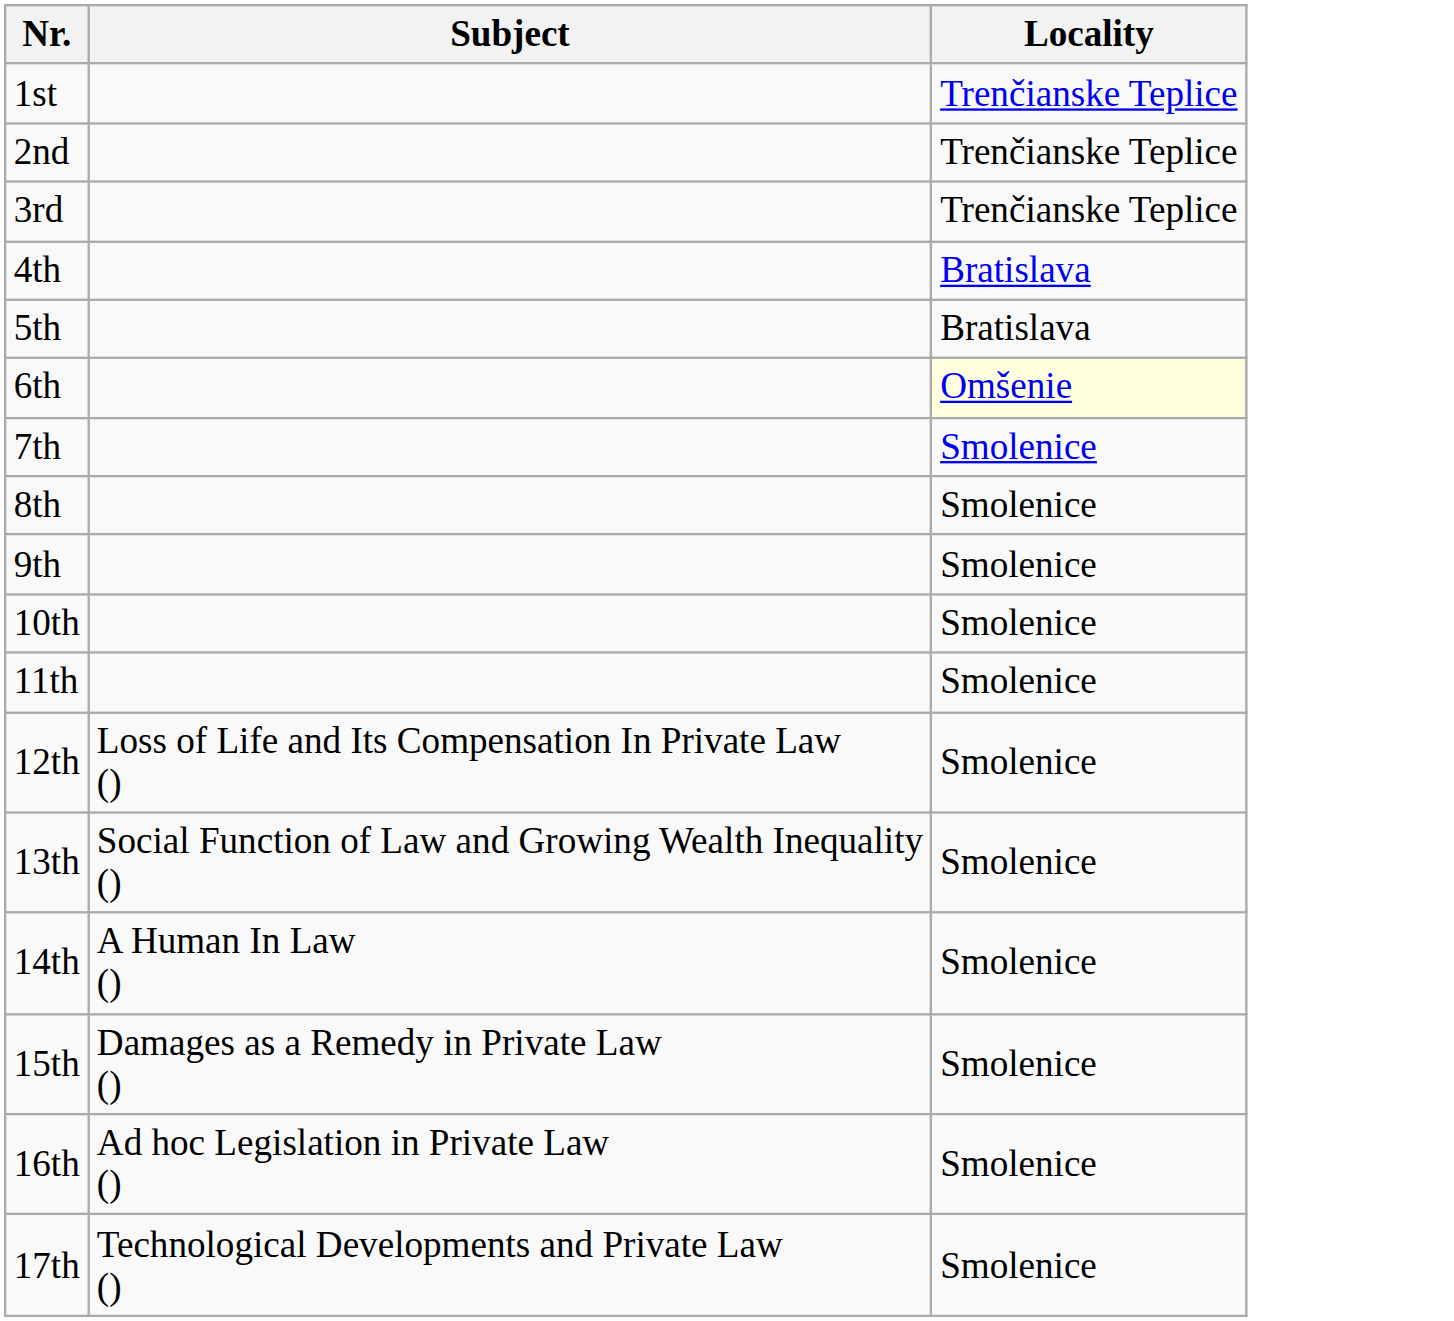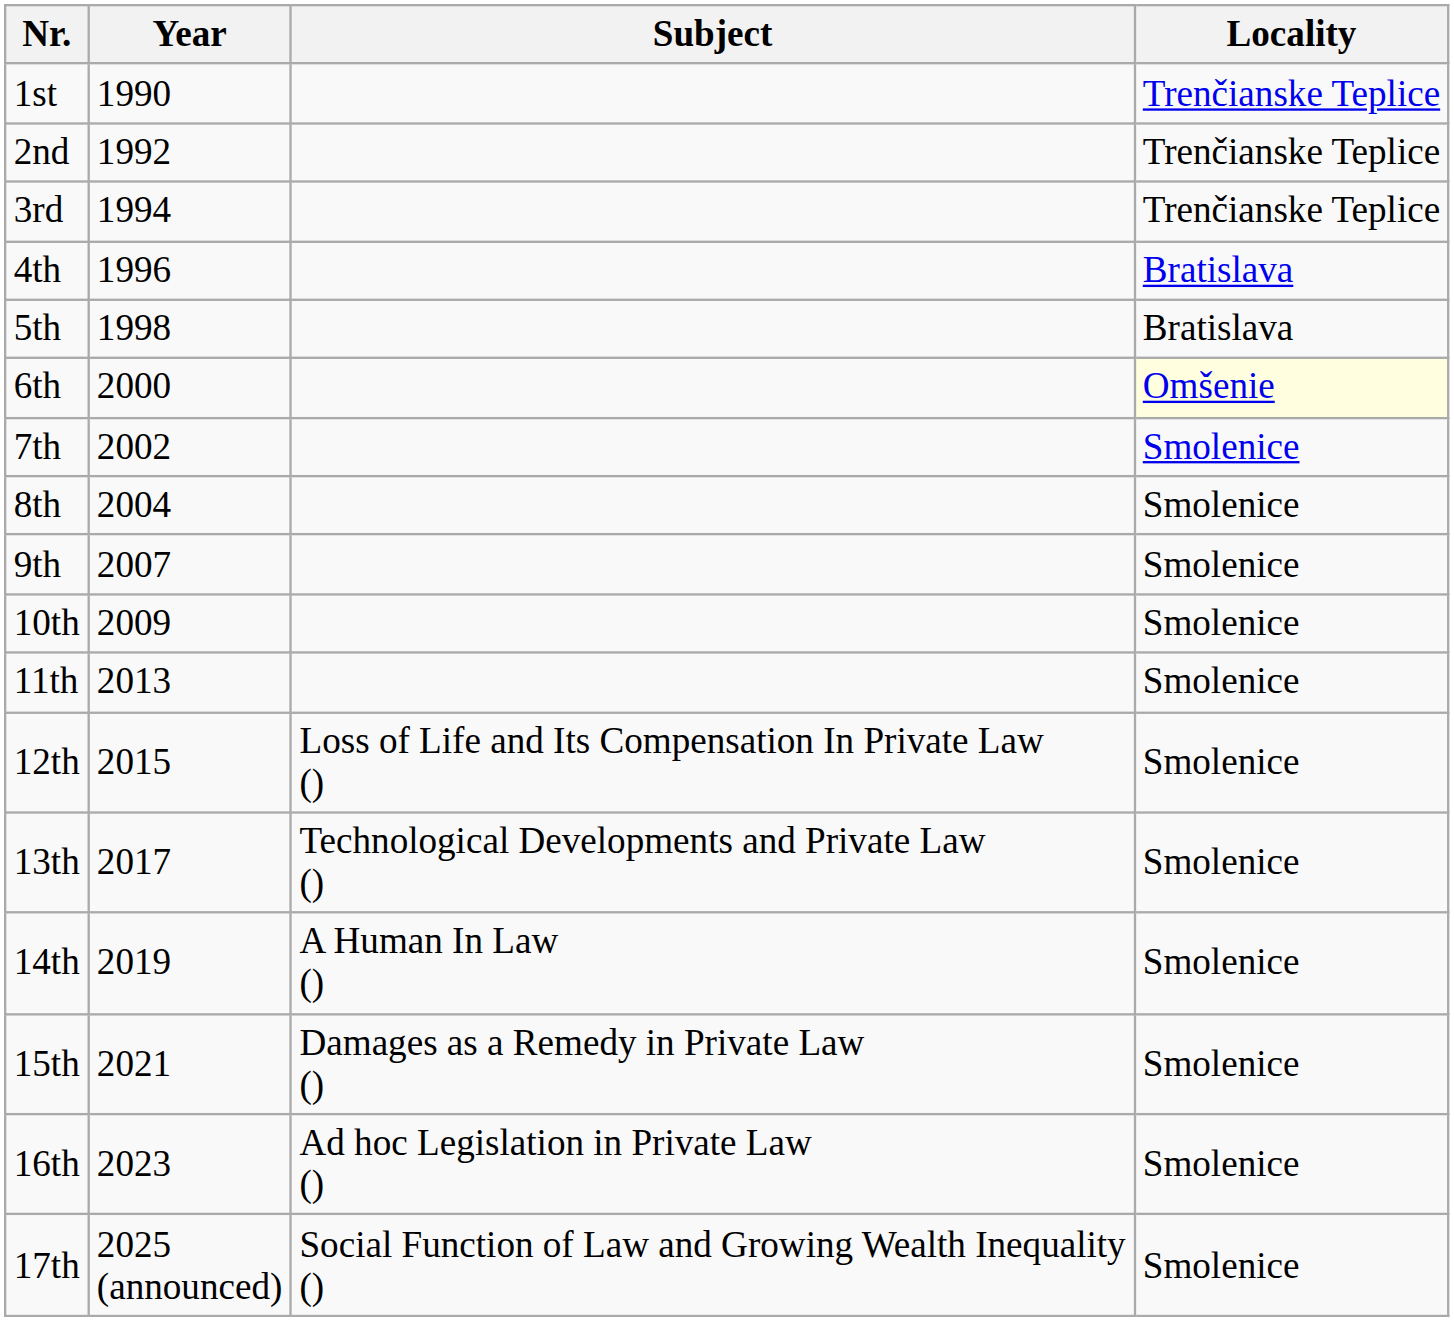+ column: (190, 33)
(510, 861) Social Function of Law and Growing Wealth Inequality () -> (642, 861) Technological Developments and Private Law ()
(440, 1264) Technological Developments and Private Law () -> (713, 1264) Social Function of Law and Growing Wealth Inequality ()
